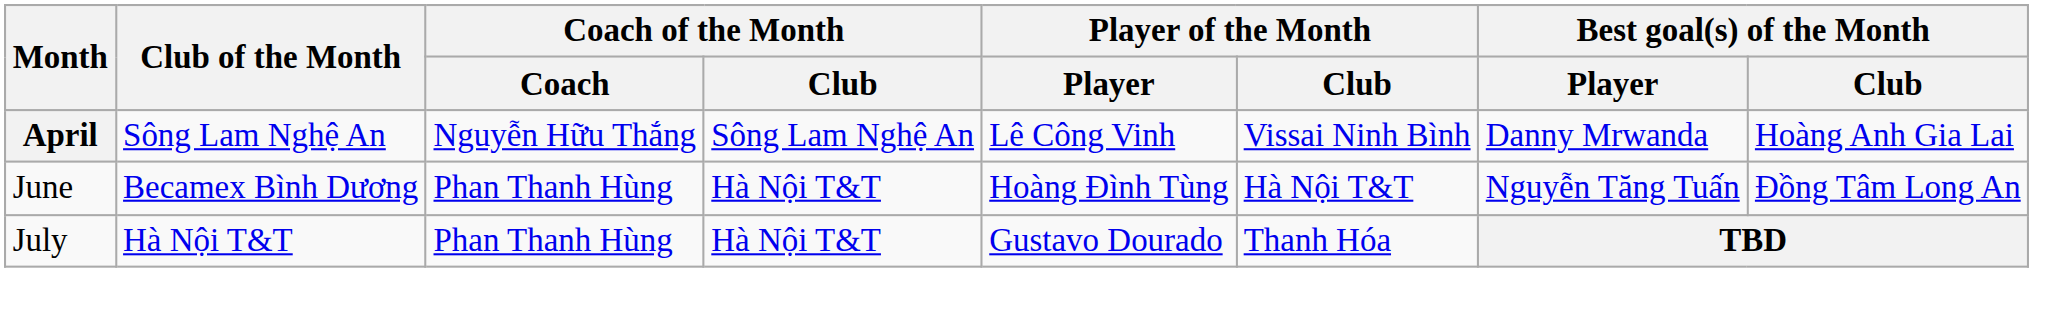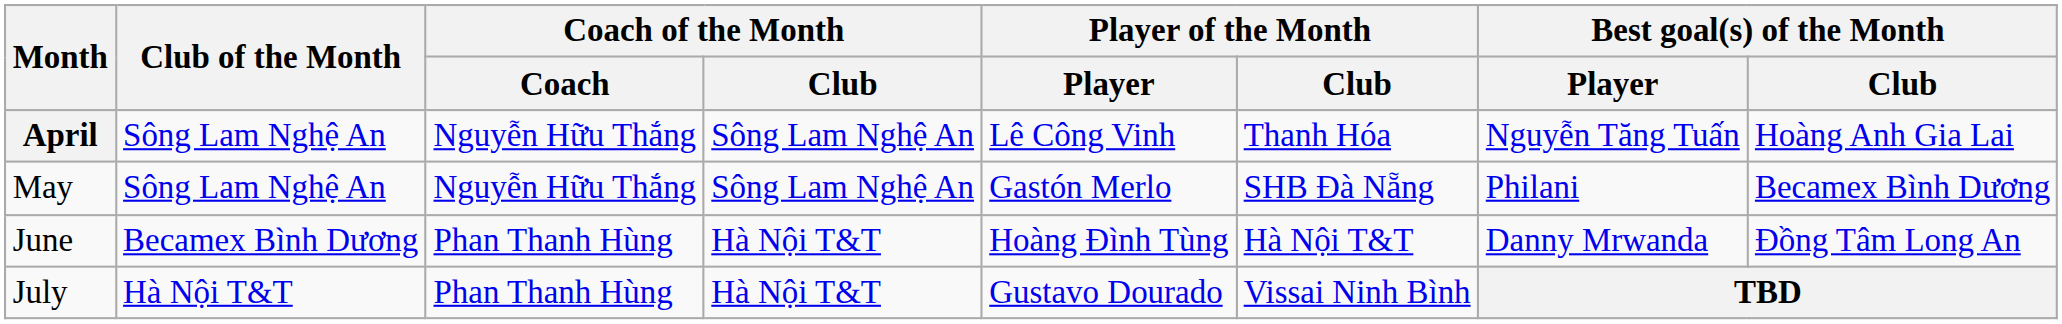(1357, 135) Vissai Ninh Bình -> (1317, 135) Thanh Hóa
(1597, 135) Danny Mrwanda -> (1613, 135) Nguyễn Tăng Tuấn
+ row: (43, 187)
(1613, 187) Nguyễn Tăng Tuấn -> (1597, 239) Danny Mrwanda
(1317, 239) Thanh Hóa -> (1357, 291) Vissai Ninh Bình
